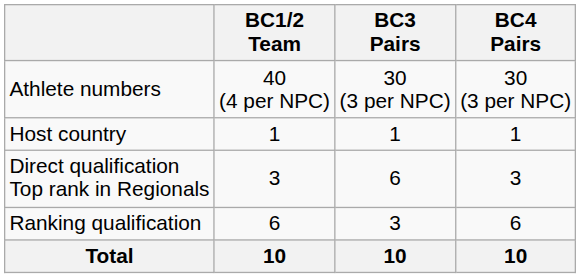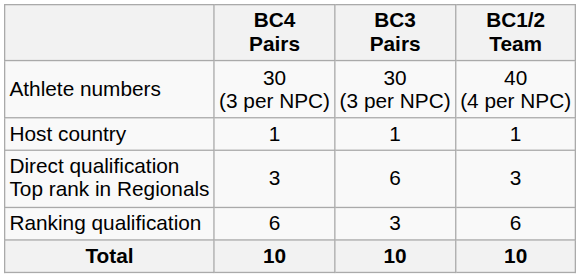columns swapped: (275, 32) <-> (516, 32)
